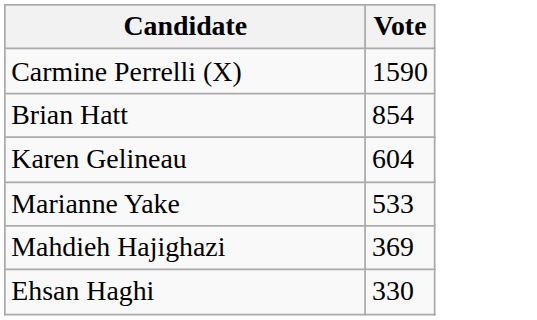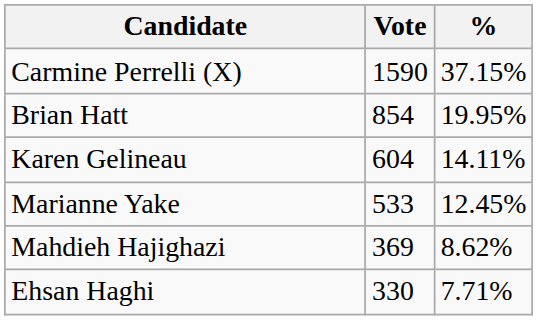+ column: (484, 26)
